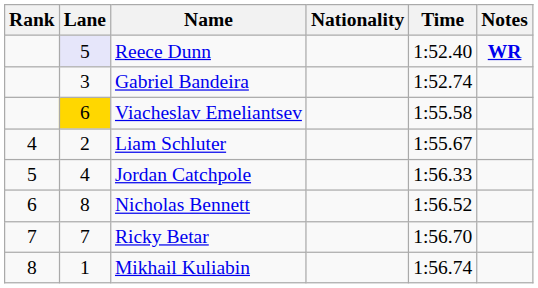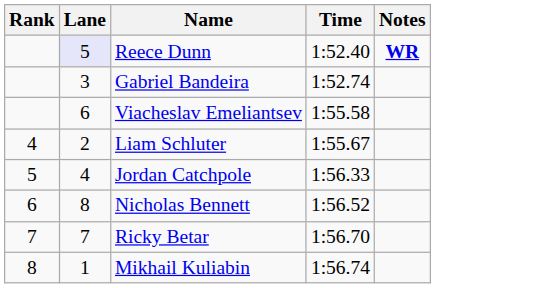- column: (358, 19)
(85, 112) gold background -> (85, 112) no background
